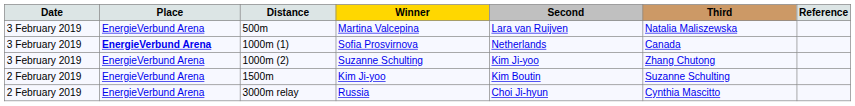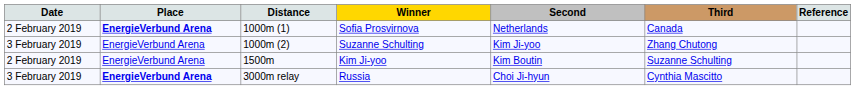- row: (378, 28)
(44, 45) 3 February 2019 -> (44, 28) 2 February 2019
(44, 93) 2 February 2019 -> (44, 77) 3 February 2019
(153, 93) normal -> (157, 77) bold
